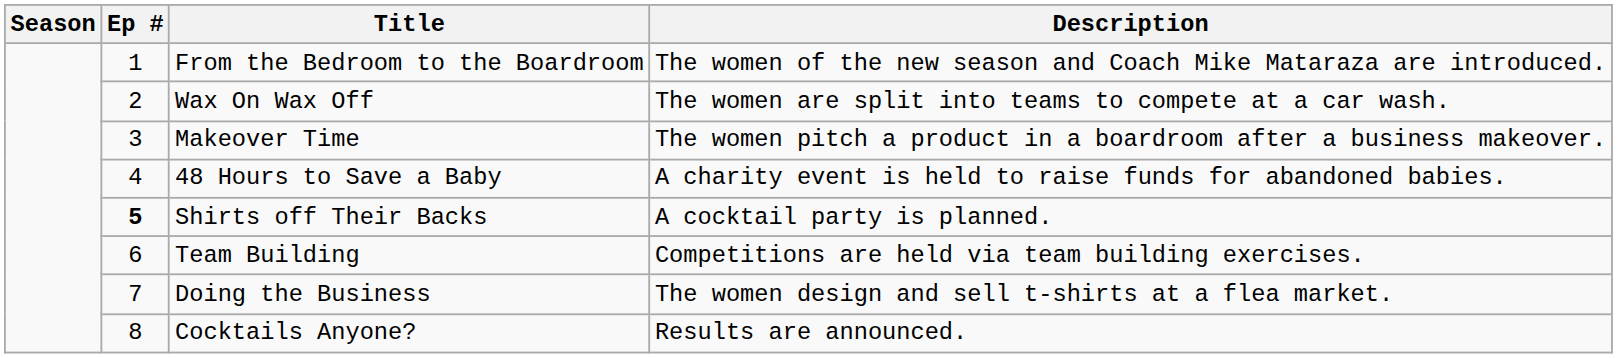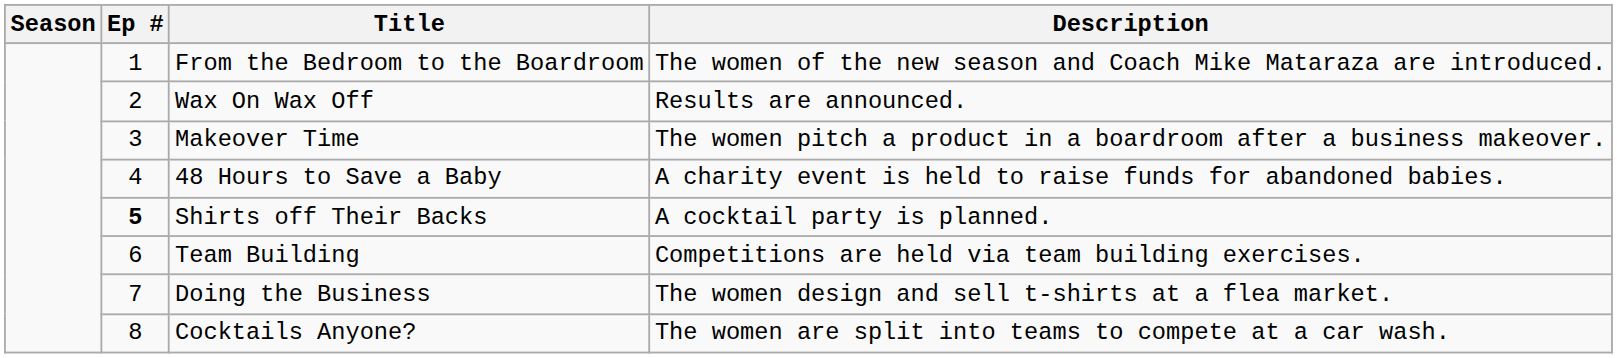(1052, 101) The women are split into teams to compete at a car wash. -> (811, 101) Results are announced.
(811, 333) Results are announced. -> (1052, 333) The women are split into teams to compete at a car wash.
